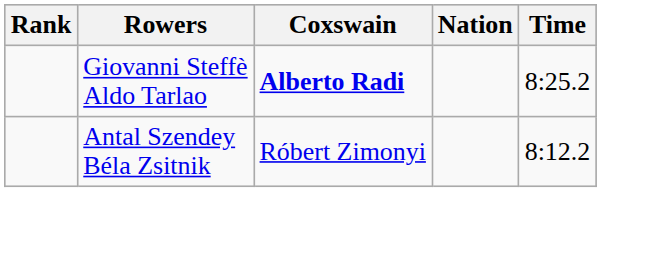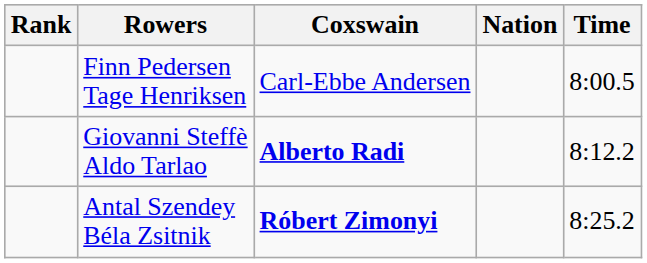+ row: (165, 80)
(557, 80) 8:25.2 -> (602, 151) 8:12.2
(343, 151) normal -> (349, 221) bold
(557, 151) 8:12.2 -> (602, 221) 8:25.2
